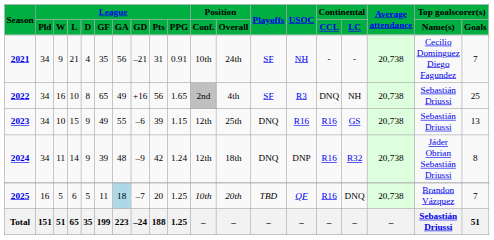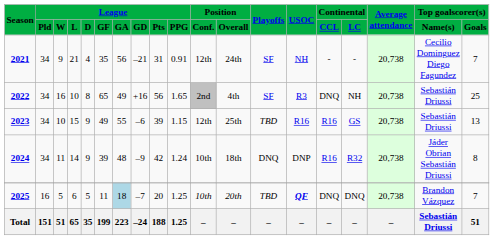(203, 59) 10th -> (203, 59) 12th
(268, 122) DNQ -> (268, 122) TBD
(203, 159) 12th -> (203, 159) 10th
(301, 196) normal -> (301, 196) bold
(329, 196) R16 -> (329, 196) DNQ
